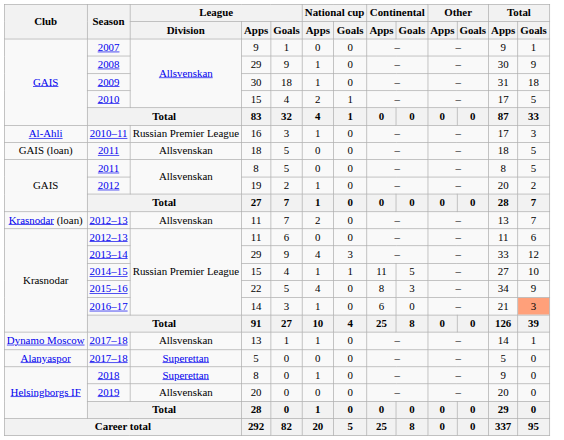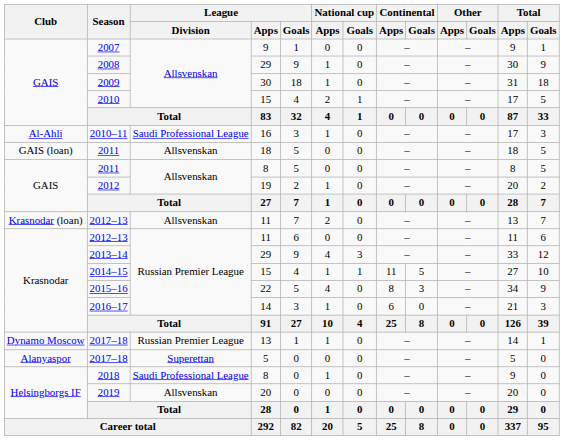(186, 133) Russian Premier League -> (191, 133) Saudi Professional League
(534, 306) lightsalmon background -> (543, 306) no background
(186, 340) Allsvenskan -> (191, 340) Russian Premier League
(186, 375) Superettan -> (191, 375) Saudi Professional League
